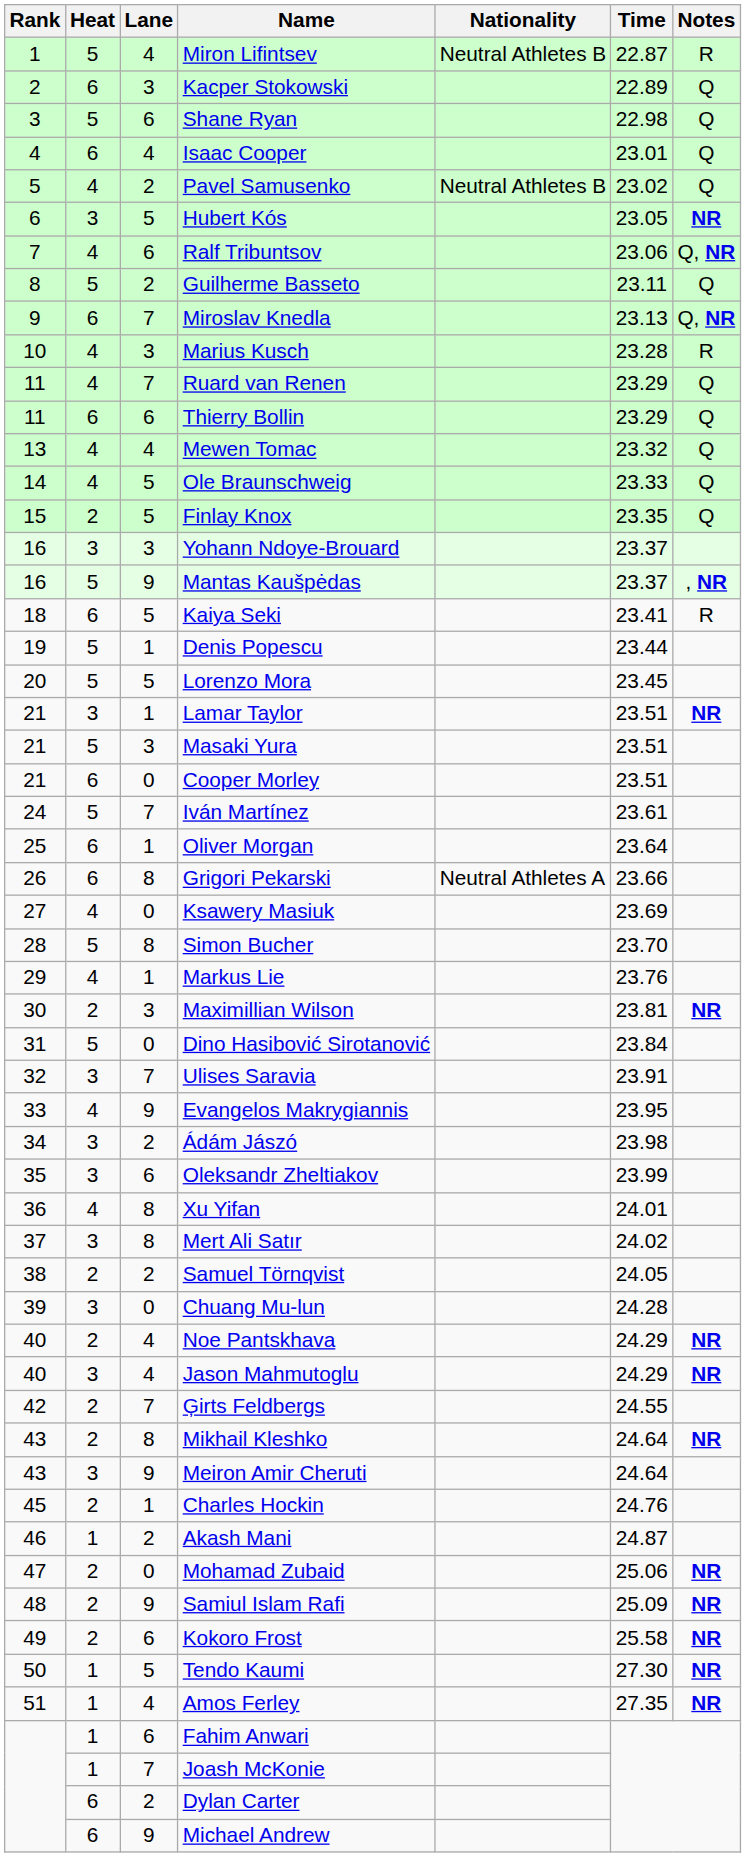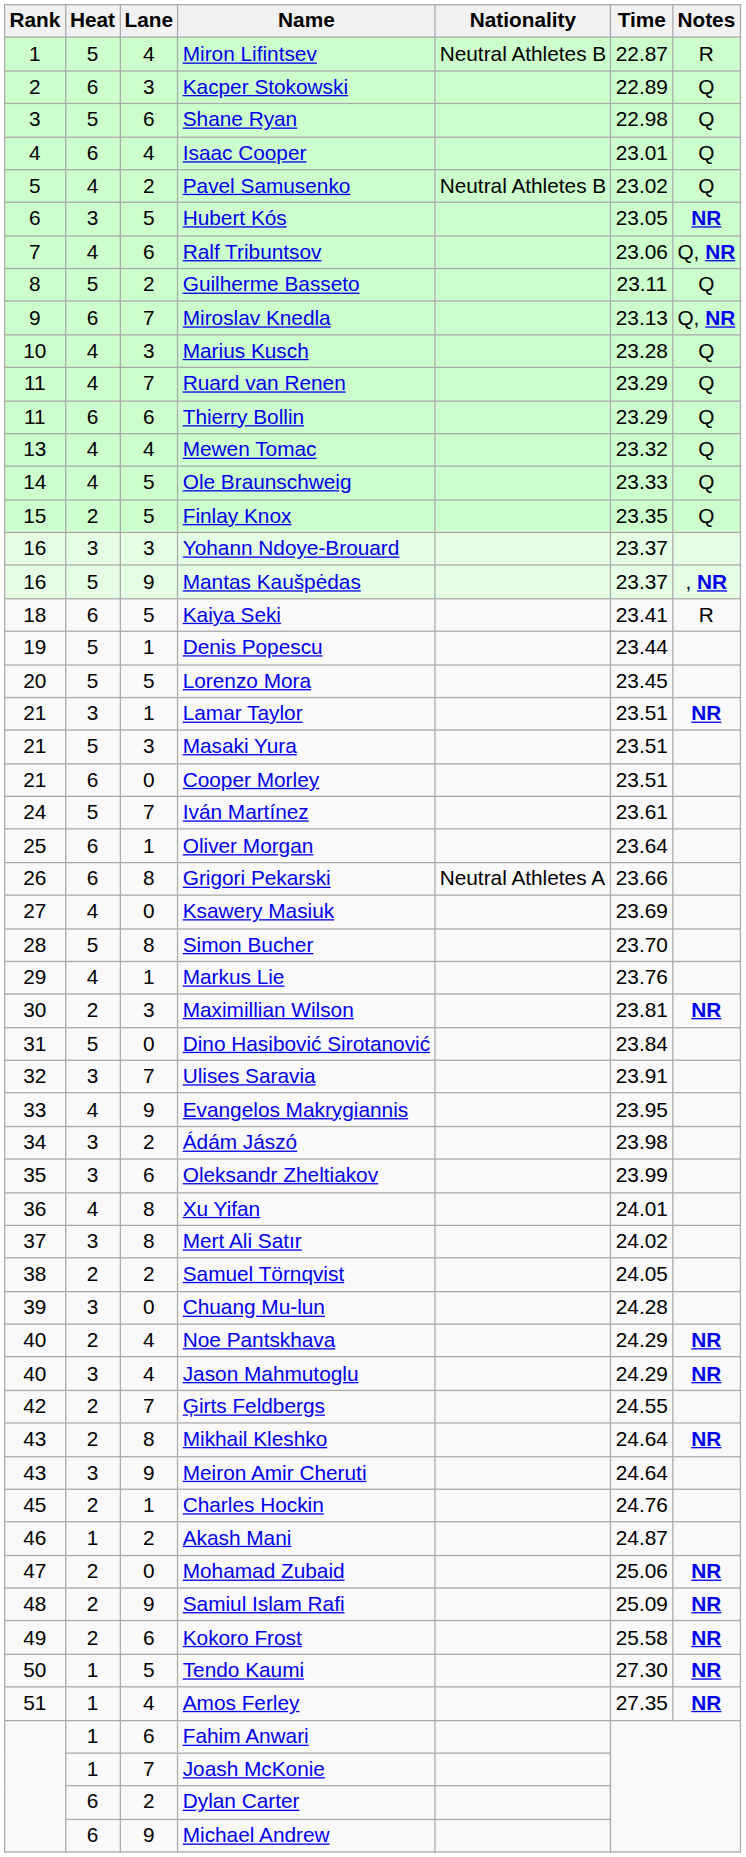(706, 350) R -> (706, 350) Q
